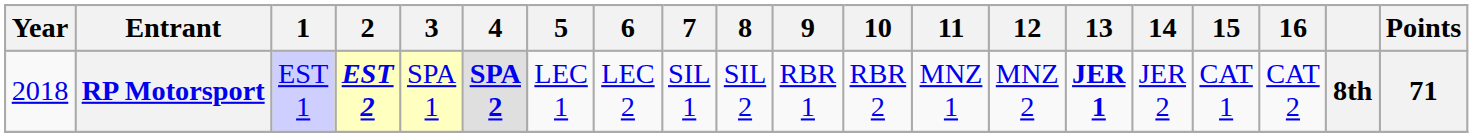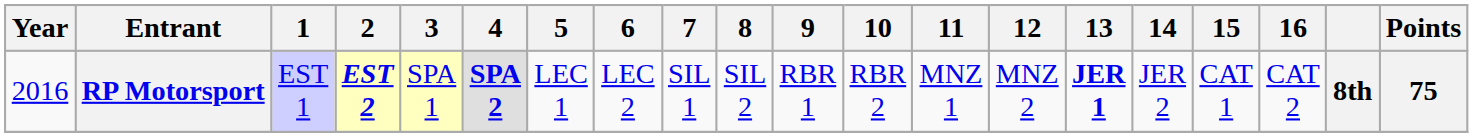(40, 90) 2018 -> (40, 90) 2016
(1423, 90) 71 -> (1423, 90) 75
